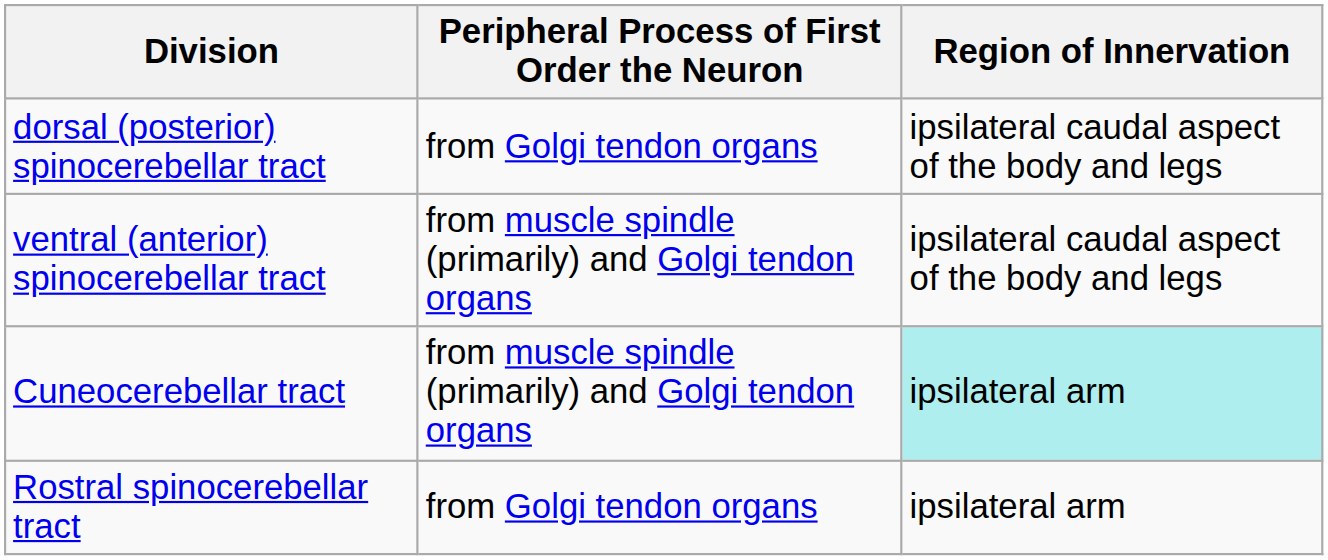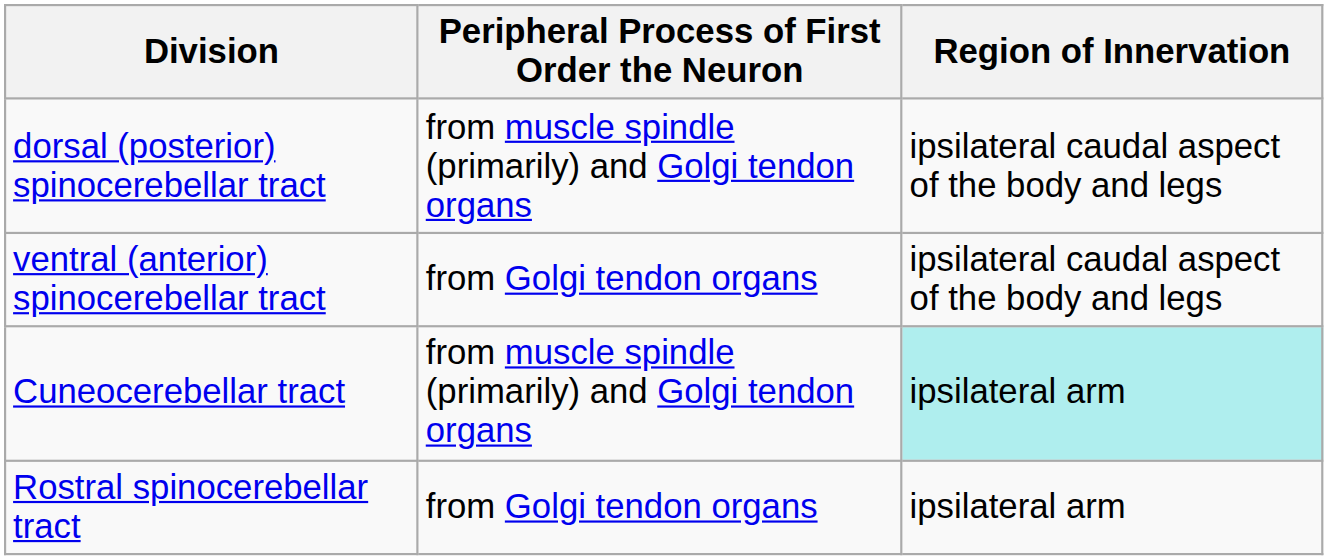(622, 145) from Golgi tendon organs -> (640, 165) from muscle spindle (primarily) and Golgi tendon organs
(640, 259) from muscle spindle (primarily) and Golgi tendon organs -> (622, 278) from Golgi tendon organs
